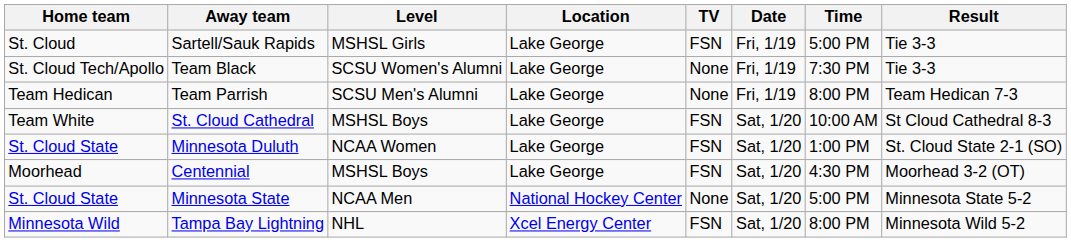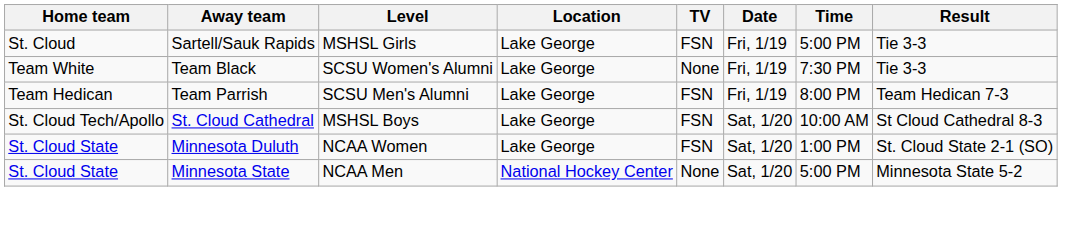(86, 69) St. Cloud Tech/Apollo -> (51, 69) Team White
(709, 95) None -> (697, 95) FSN
(51, 120) Team White -> (86, 120) St. Cloud Tech/Apollo
- row: (211, 172)
- row: (248, 224)
